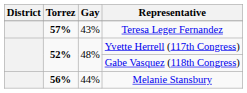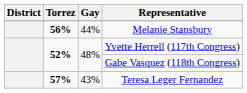rows swapped: (172, 79) <-> (172, 29)
